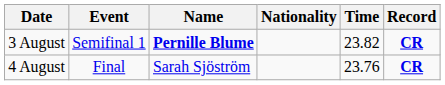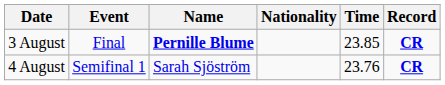(109, 42) Semifinal 1 -> (109, 42) Final
(362, 42) 23.82 -> (362, 42) 23.85
(109, 67) Final -> (109, 67) Semifinal 1
